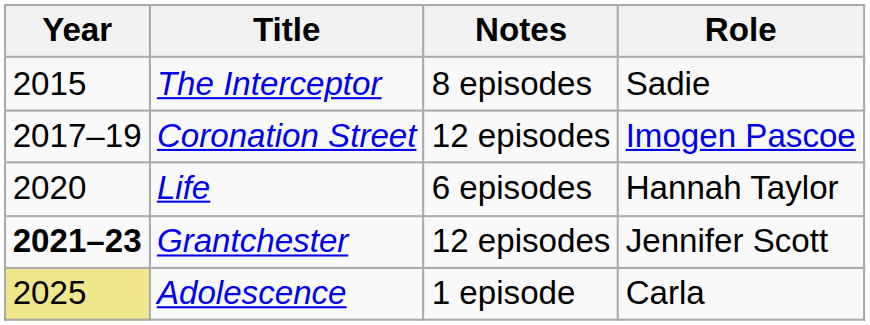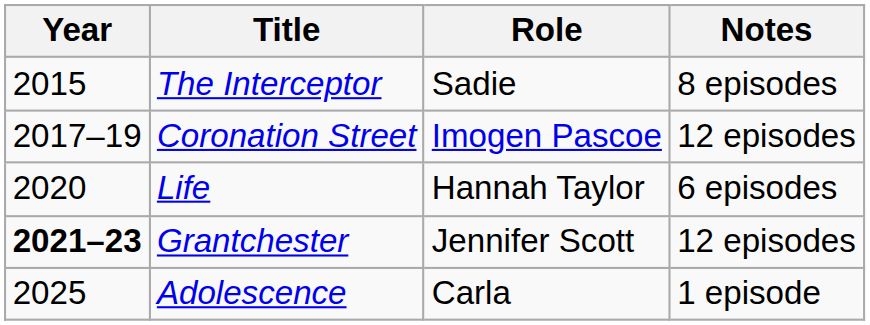columns swapped: (741, 30) <-> (521, 30)
(50, 293) khaki background -> (50, 293) no background
